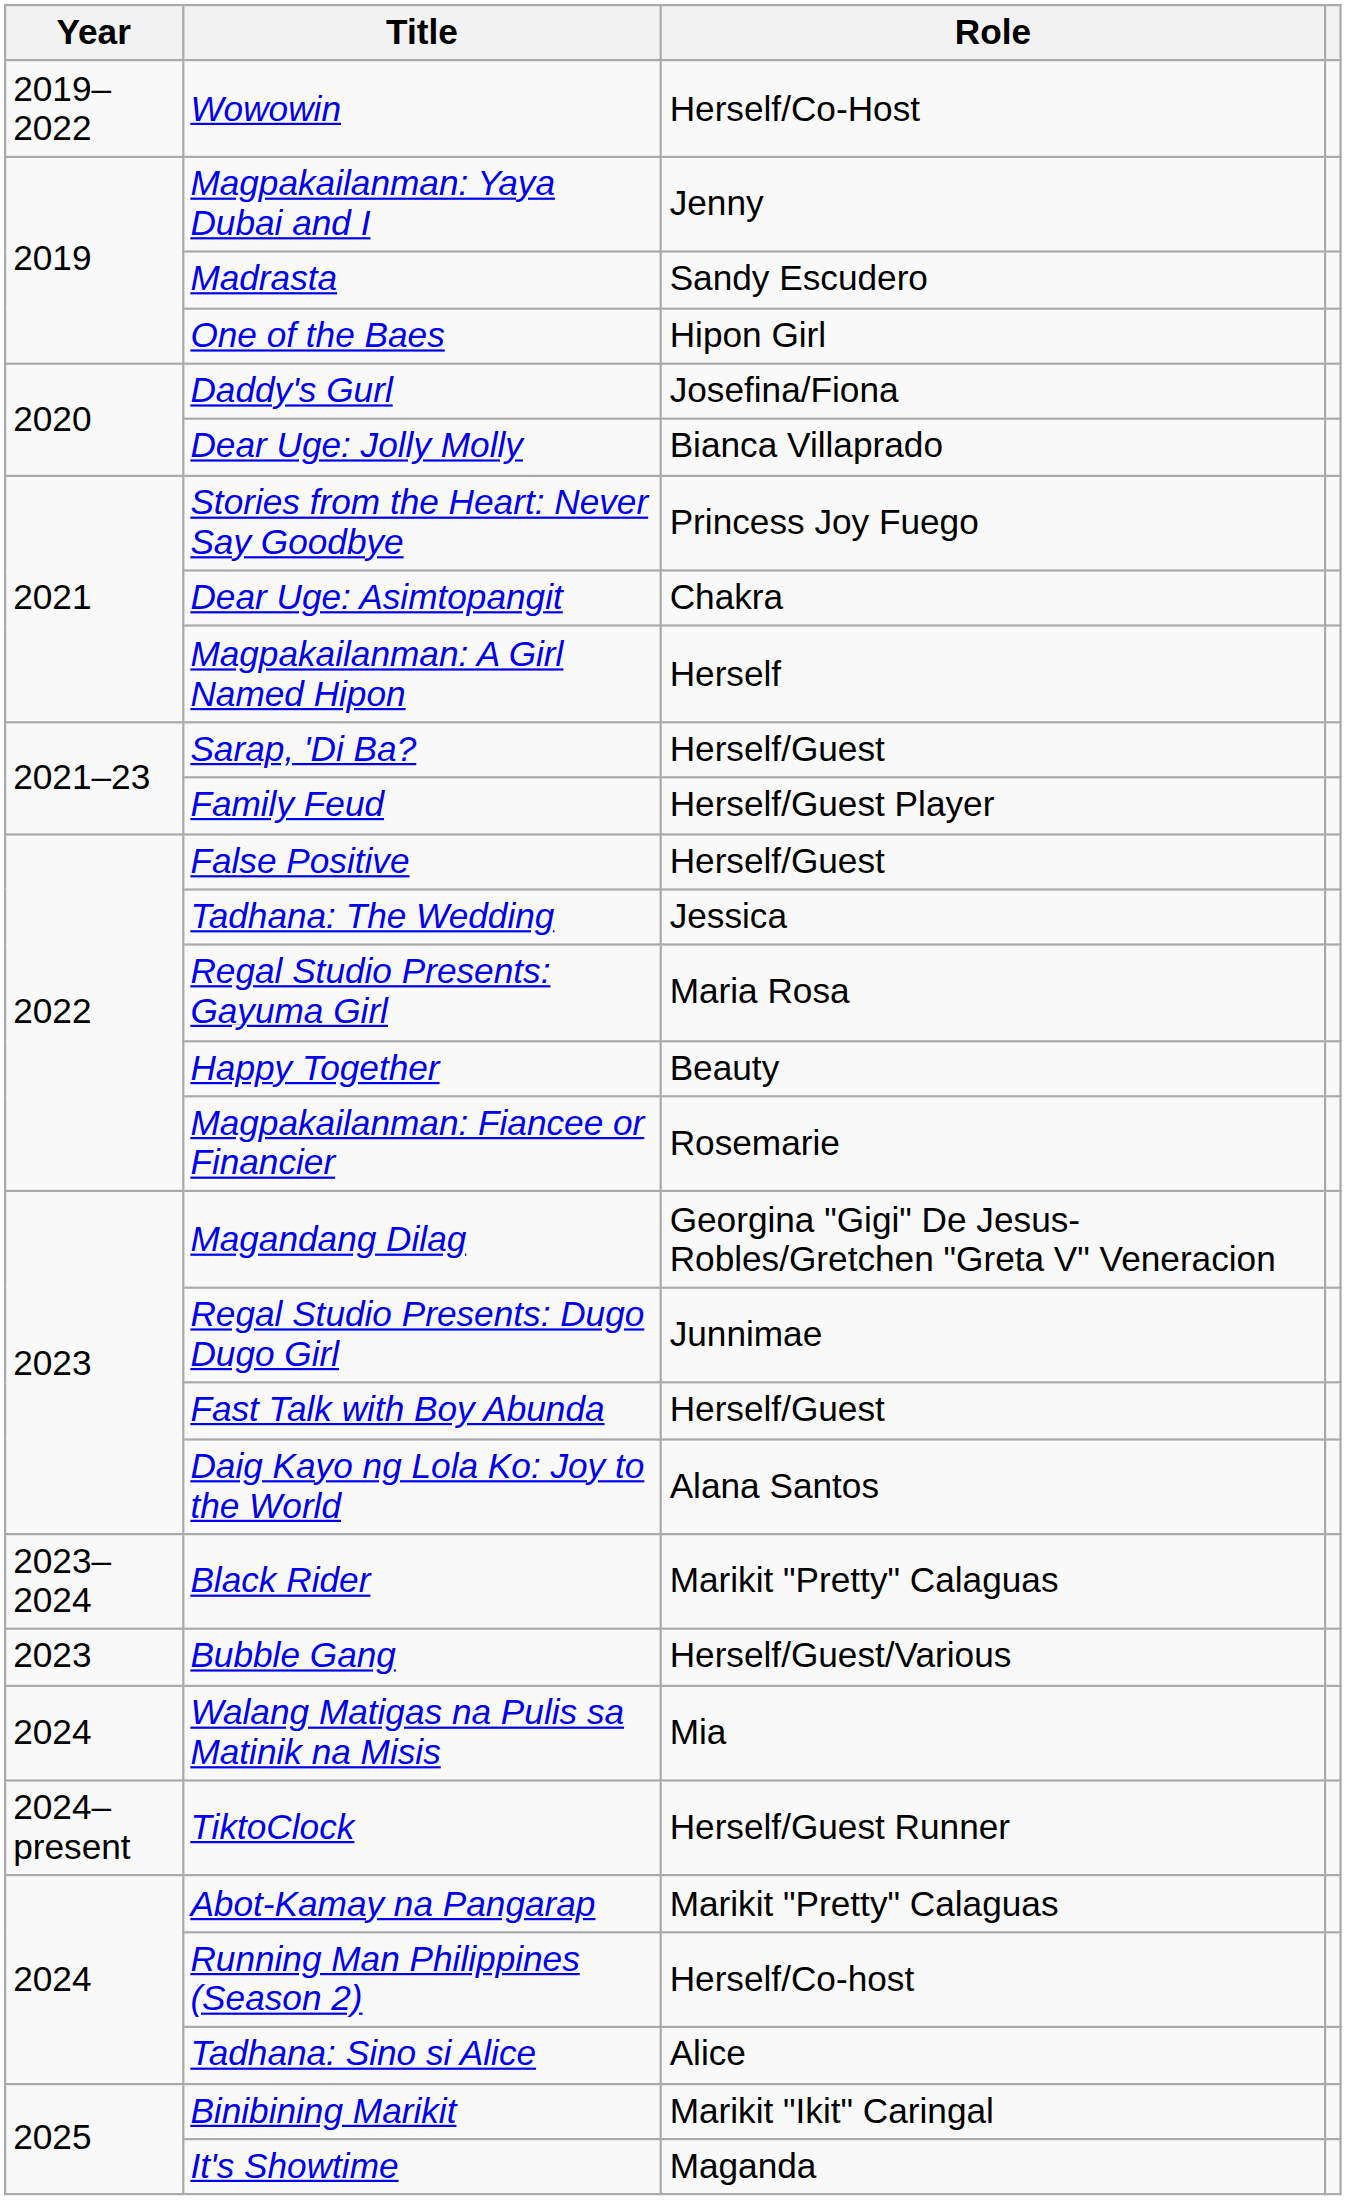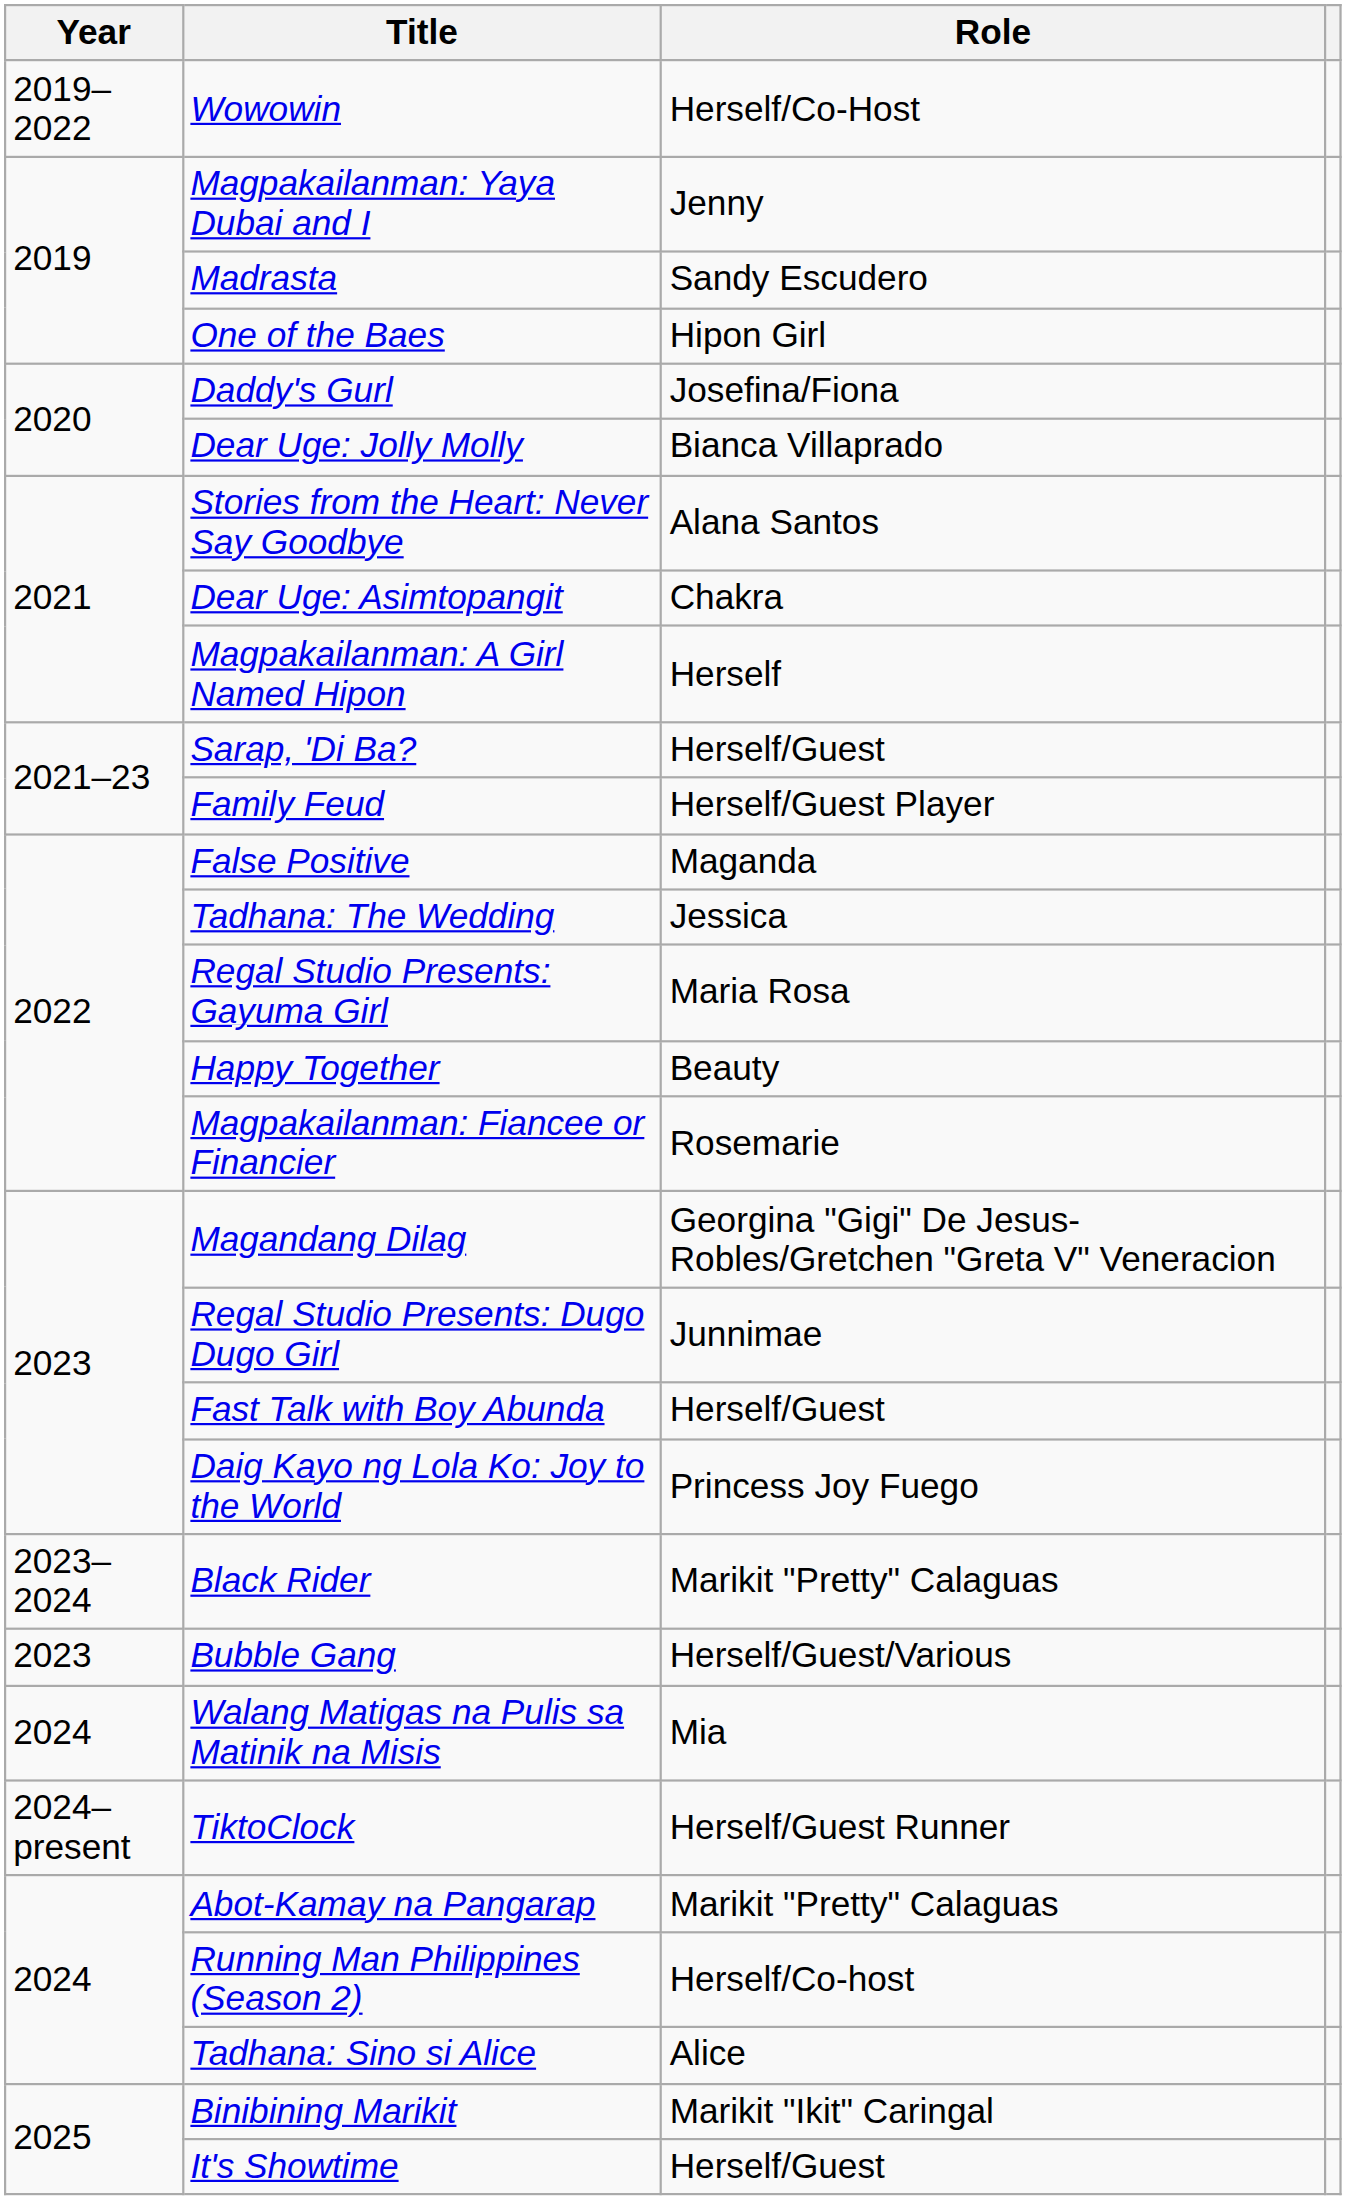(824, 522) Princess Joy Fuego -> (774, 522) Alana Santos
(777, 860) Herself/Guest -> (743, 860) Maganda
(774, 1485) Alana Santos -> (824, 1485) Princess Joy Fuego
(743, 2166) Maganda -> (777, 2166) Herself/Guest
